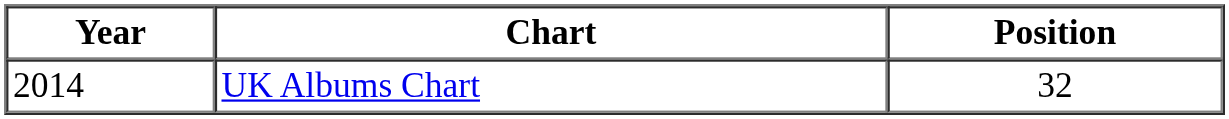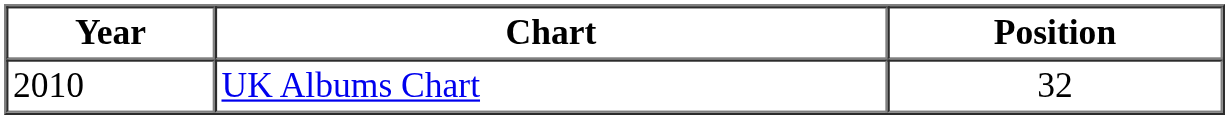(48, 85) 2014 -> (48, 85) 2010
